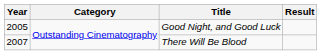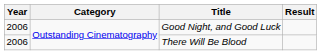(17, 27) 2005 -> (17, 27) 2006
(17, 42) 2007 -> (17, 42) 2006
